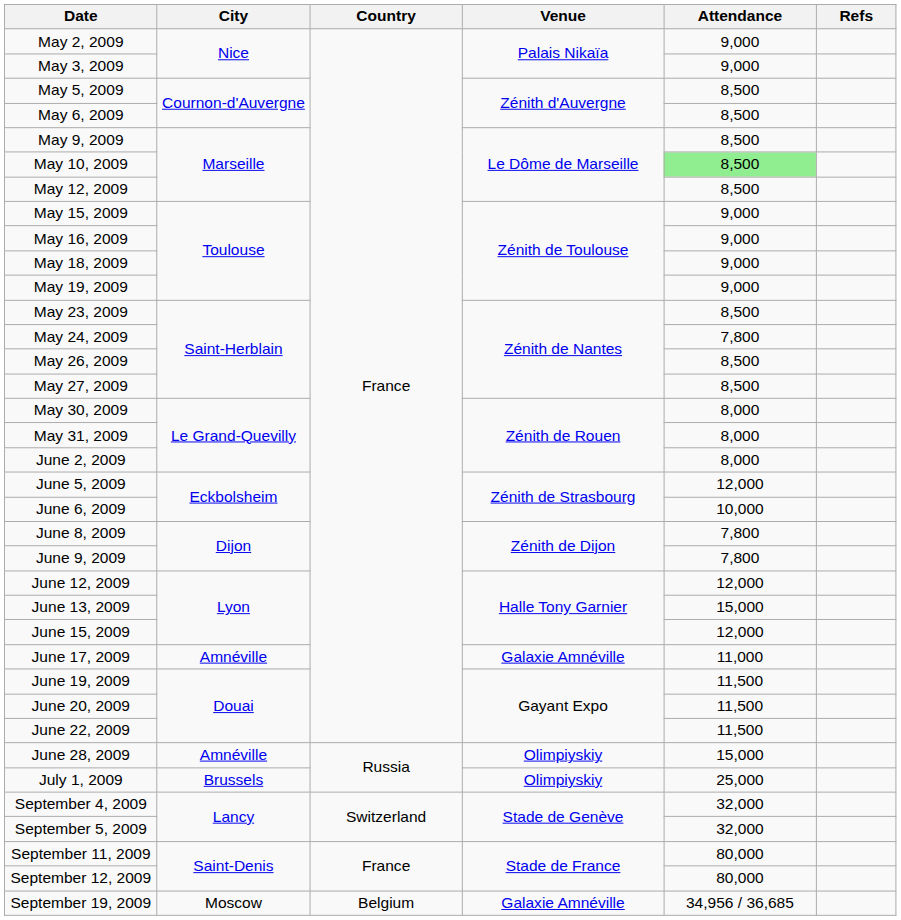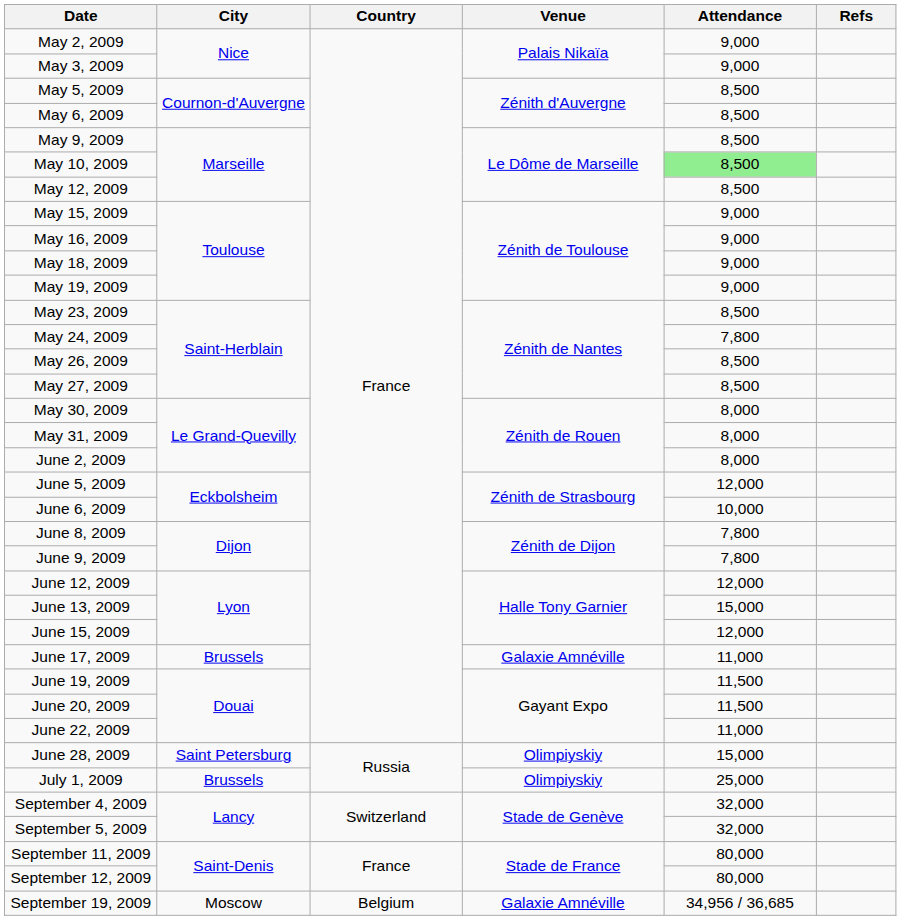(233, 656) Amnéville -> (233, 656) Brussels
(740, 730) 11,500 -> (740, 730) 11,000
(233, 755) Amnéville -> (233, 755) Saint Petersburg
